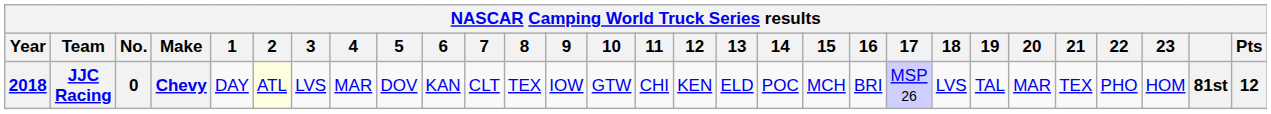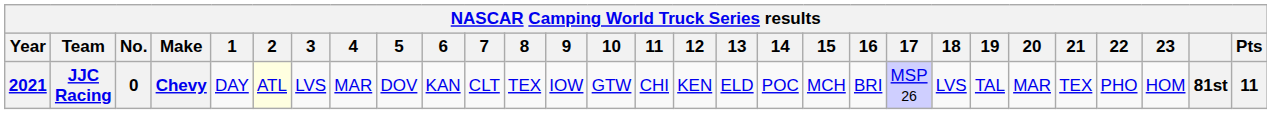(28, 85) 2018 -> (28, 85) 2021
(1249, 85) 12 -> (1249, 85) 11
